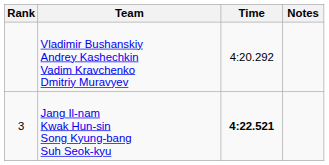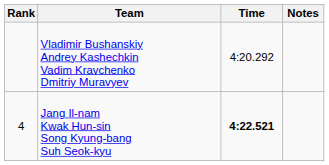(21, 126) 3 -> (21, 126) 4
